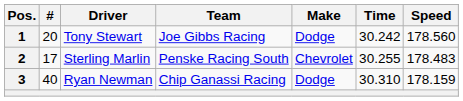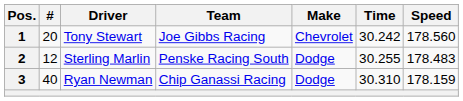(315, 37) Dodge -> (324, 37) Chevrolet
(50, 58) 17 -> (50, 58) 12
(324, 58) Chevrolet -> (315, 58) Dodge
